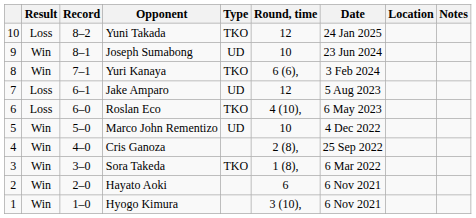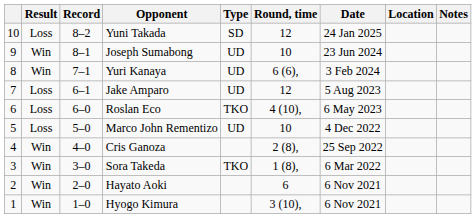(236, 33) TKO -> (236, 33) SD
(236, 71) TKO -> (236, 71) UD
(41, 128) Win -> (41, 128) Loss
